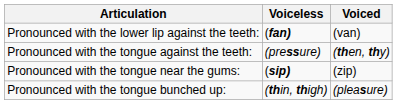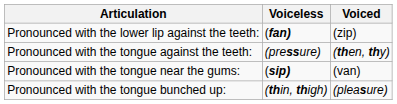(347, 33) (van) -> (345, 33) (zip)
(345, 71) (zip) -> (347, 71) (van)
